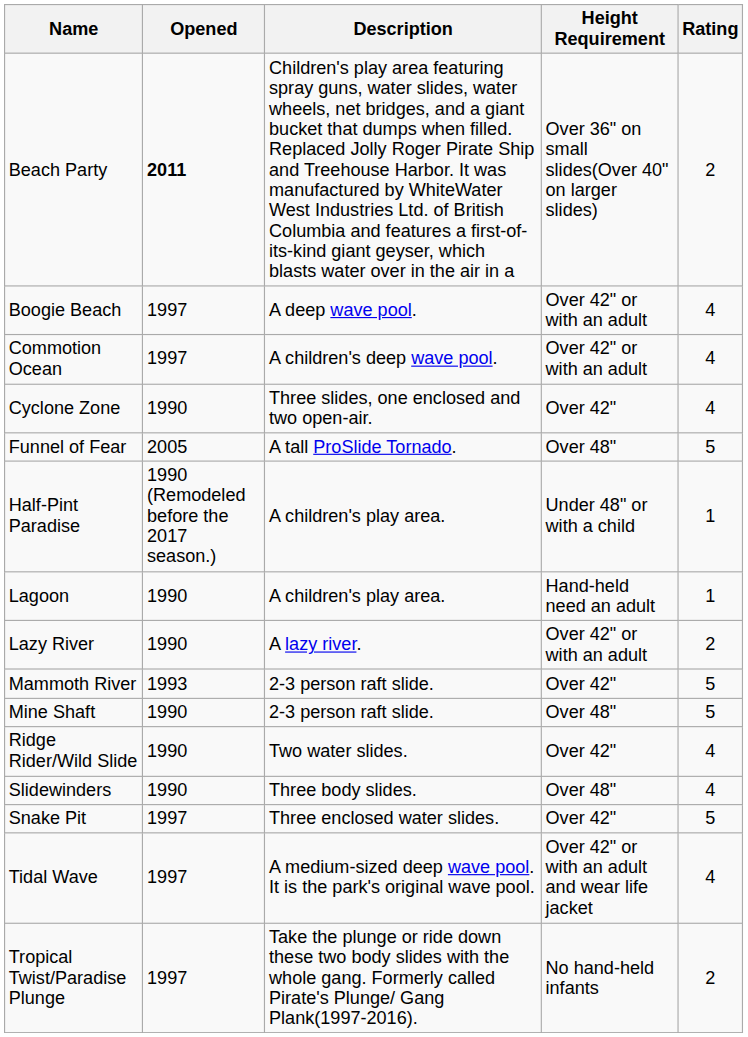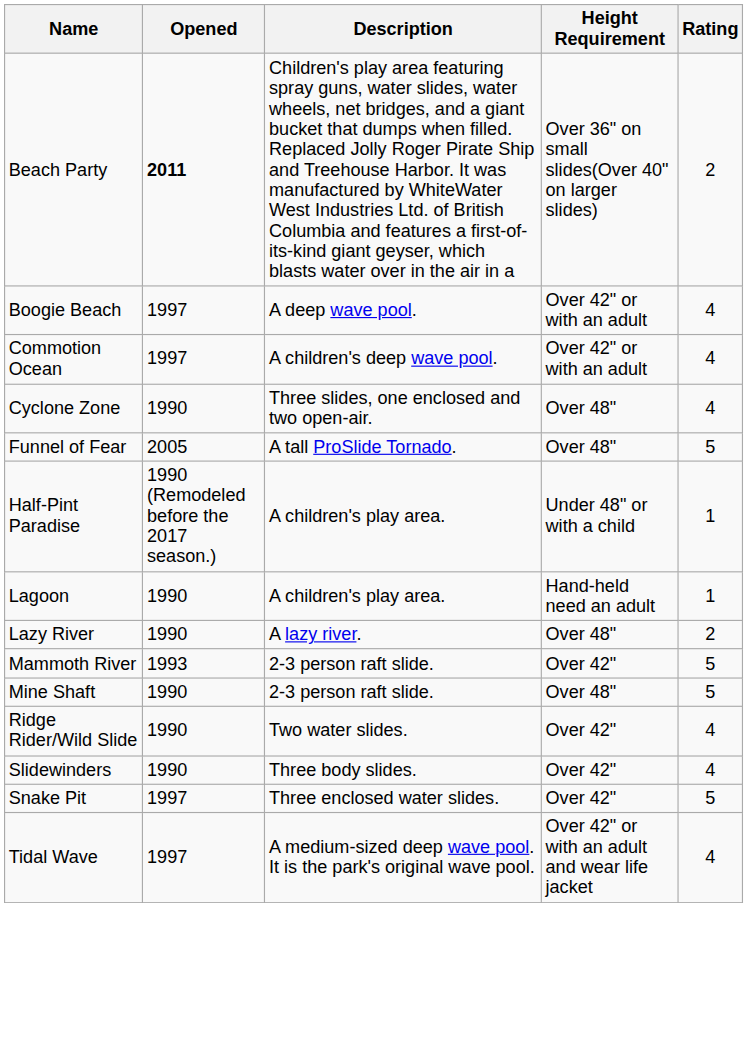(581, 408) Over 42" -> (581, 408) Over 48"
(596, 644) Over 42" or with an adult -> (581, 634) Over 48"
(581, 790) Over 48" -> (581, 769) Over 42"
- row: (68, 977)
